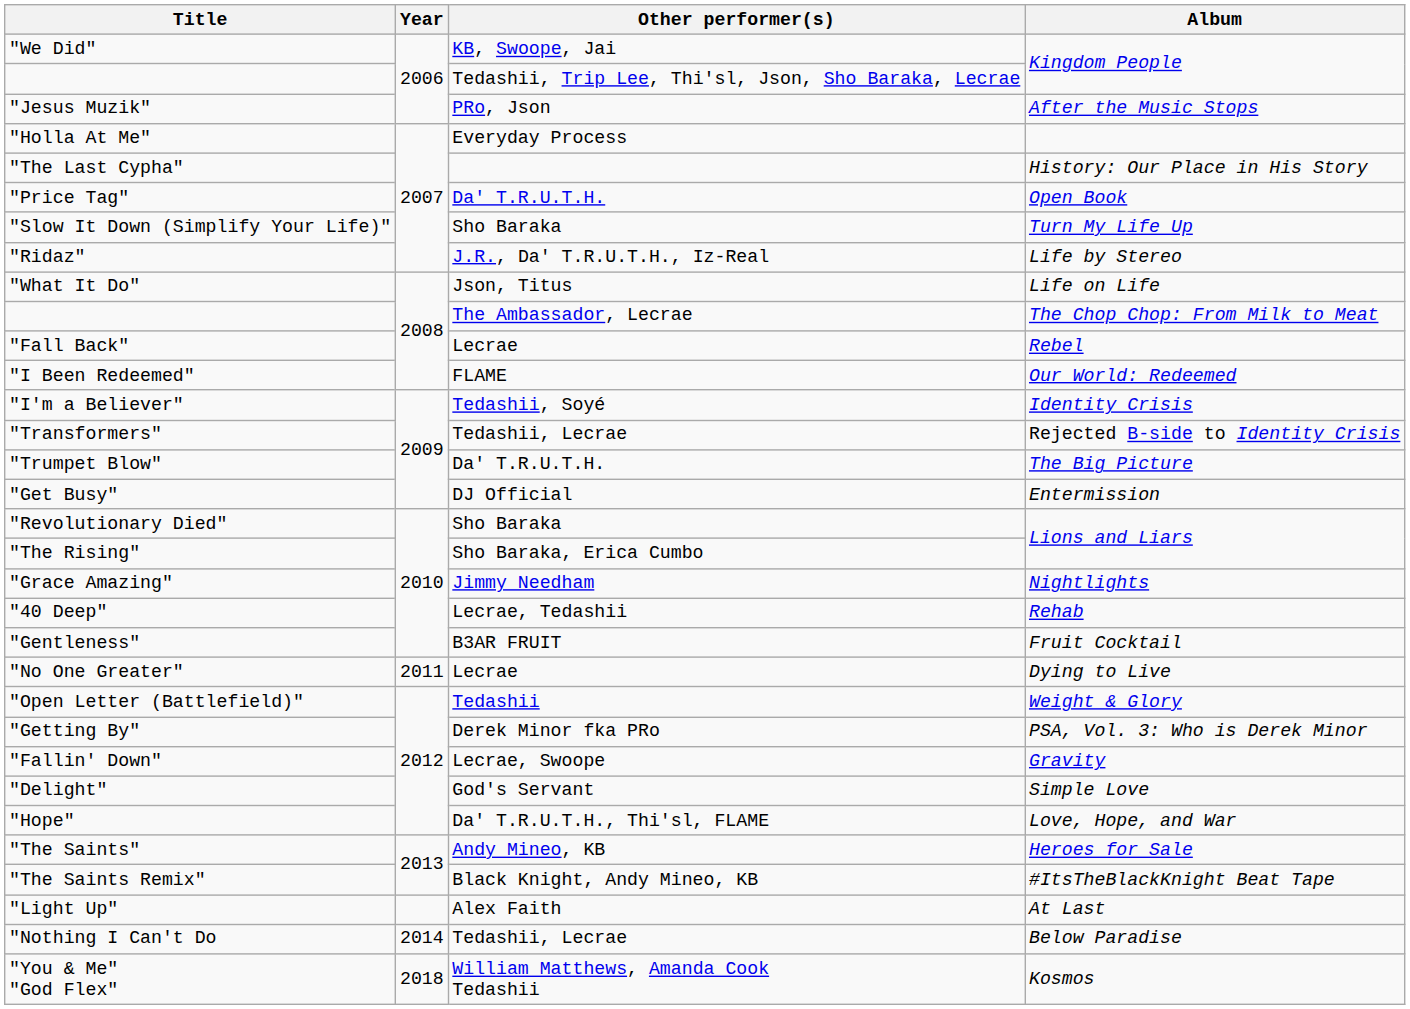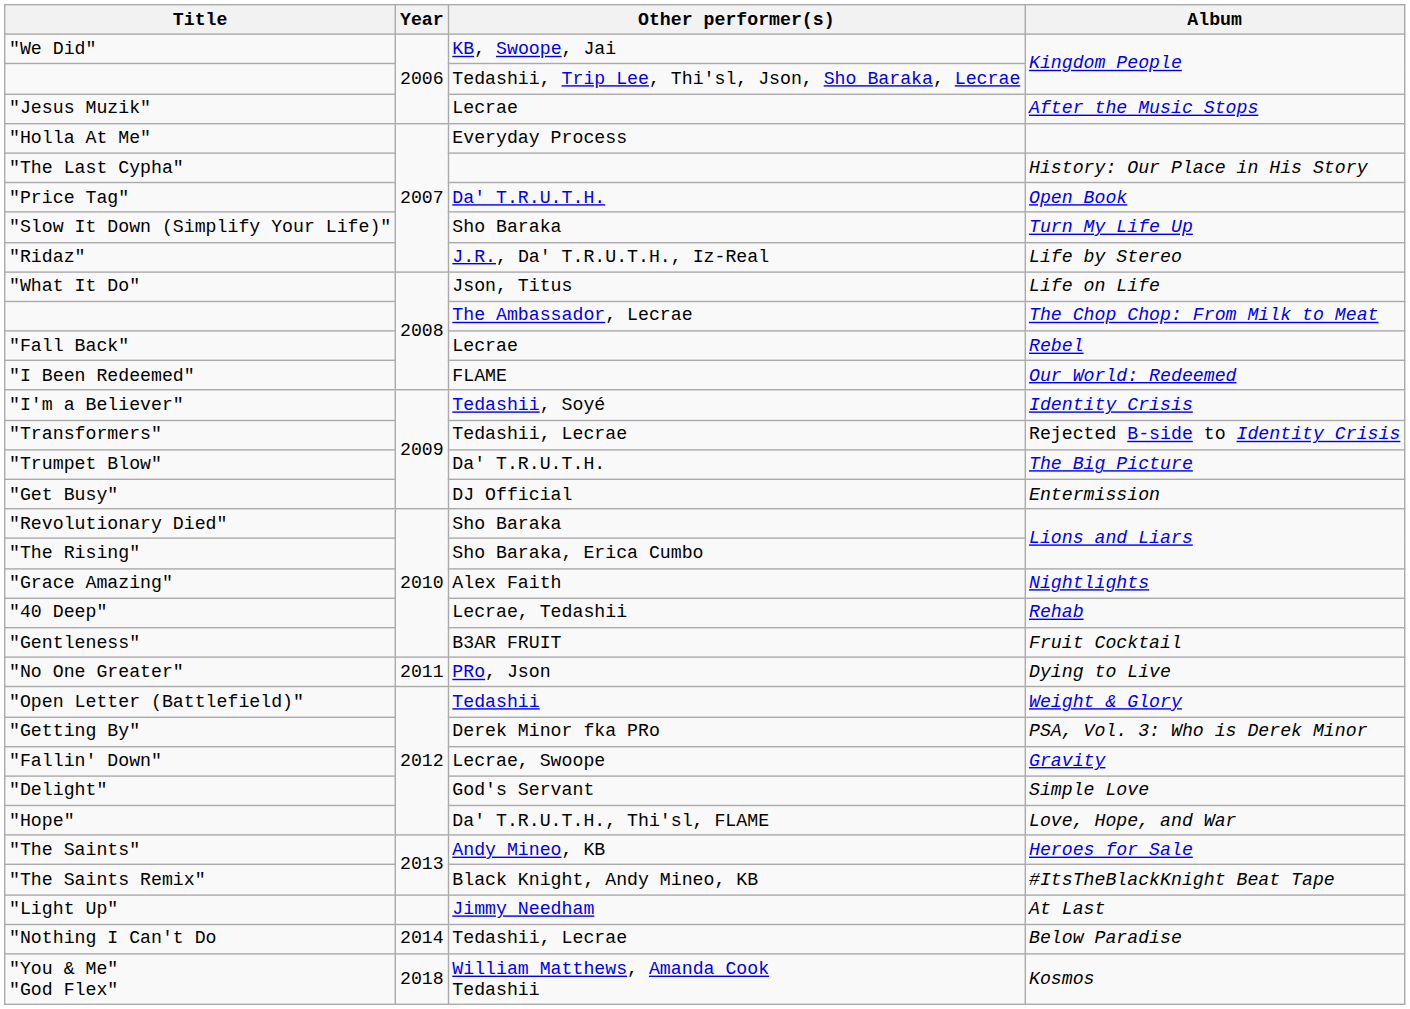(501, 109) PRo, Json -> (485, 109) Lecrae
(523, 583) Jimmy Needham -> (507, 583) Alex Faith
(485, 672) Lecrae -> (501, 672) PRo, Json
(507, 909) Alex Faith -> (523, 909) Jimmy Needham
